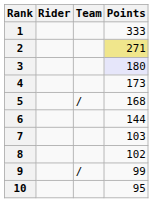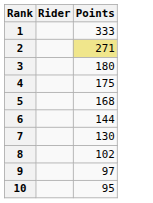- column: (89, 13)
(136, 66) lavender background -> (105, 66) no background
(136, 84) 173 -> (105, 84) 175
(136, 136) 103 -> (105, 136) 130
(139, 171) 99 -> (108, 171) 97
